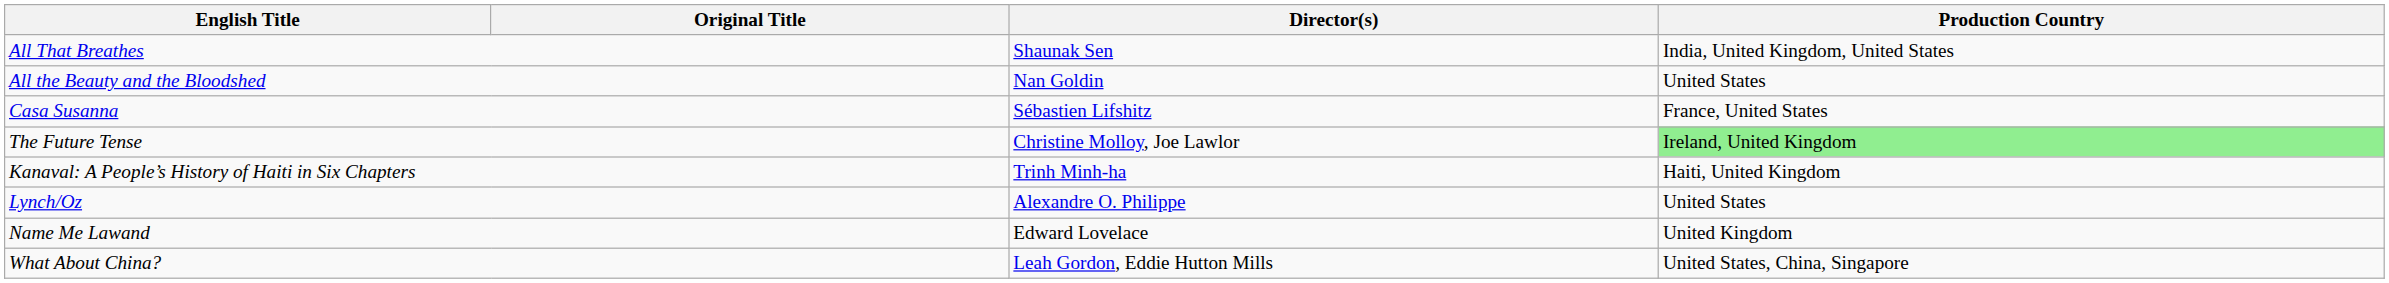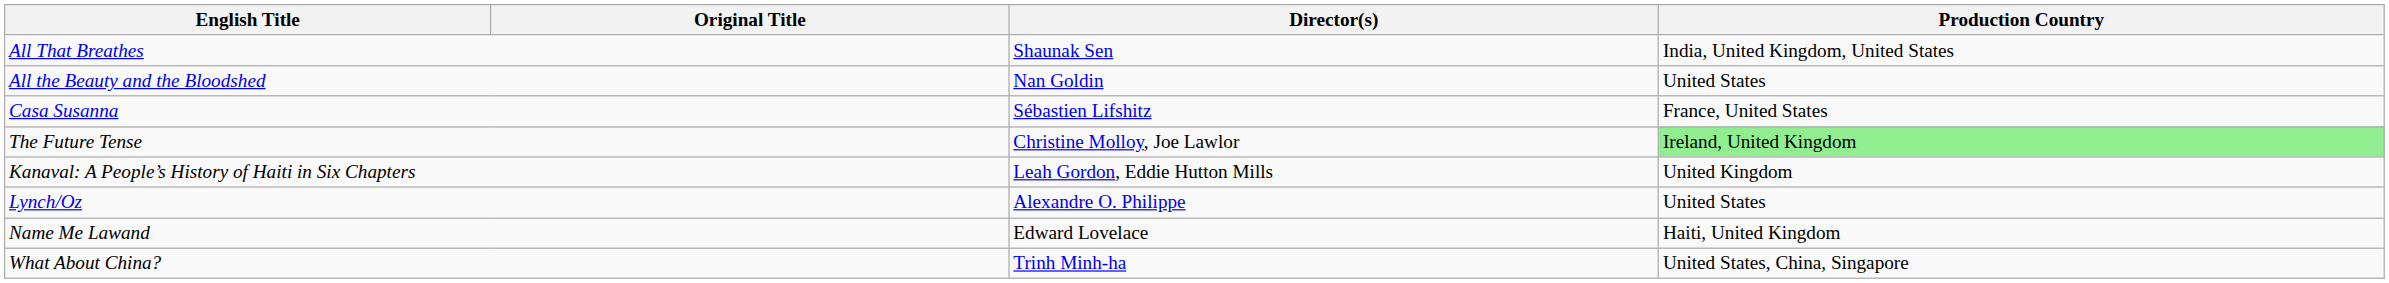(1070, 171) Trinh Minh-ha -> (1143, 171) Leah Gordon, Eddie Hutton Mills
(1752, 171) Haiti, United Kingdom -> (1728, 171) United Kingdom
(1728, 232) United Kingdom -> (1752, 232) Haiti, United Kingdom
(1143, 263) Leah Gordon, Eddie Hutton Mills -> (1070, 263) Trinh Minh-ha
